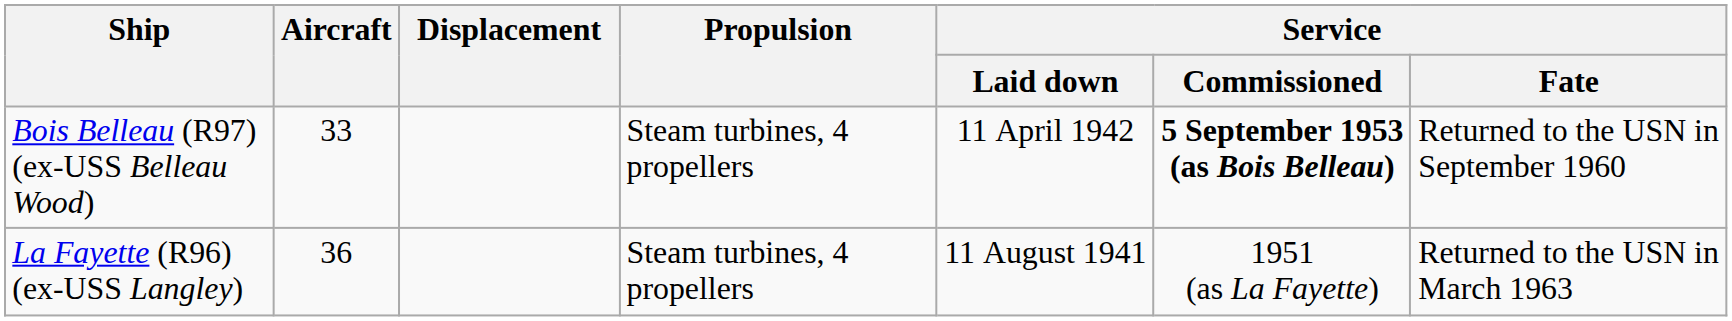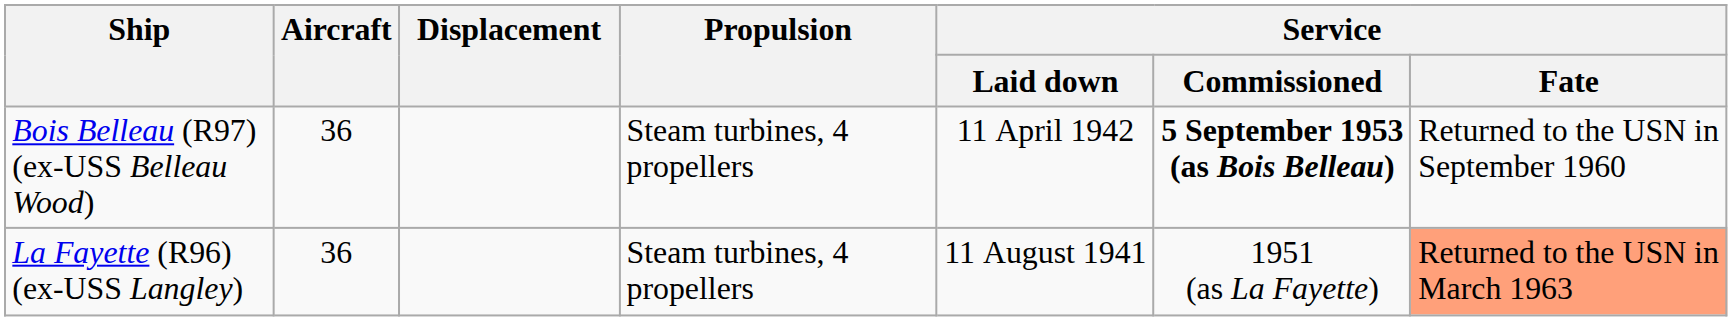(336, 130) 33 -> (336, 130) 36
(1569, 270) no background -> (1569, 270) lightsalmon background
